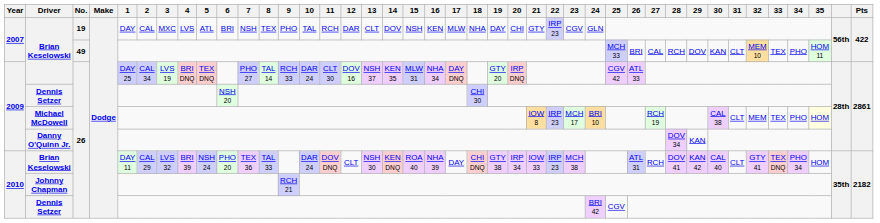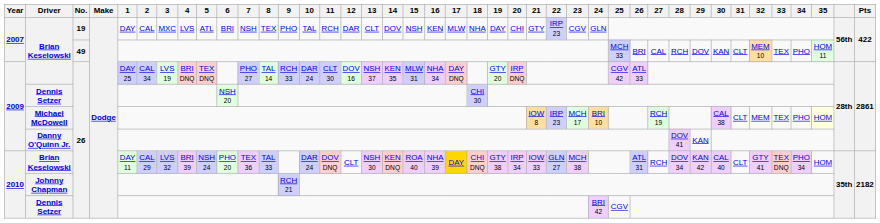(676, 140) DOV 34 -> (680, 140) DOV 41
(456, 162) no background -> (456, 162) gold background
(555, 162) IRP 23 -> (556, 162) GLN 27
(676, 162) DOV 41 -> (680, 162) DOV 34
